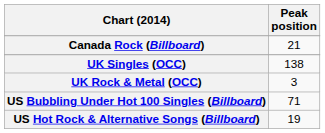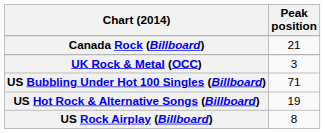- row: (137, 63)
+ row: (137, 119)
